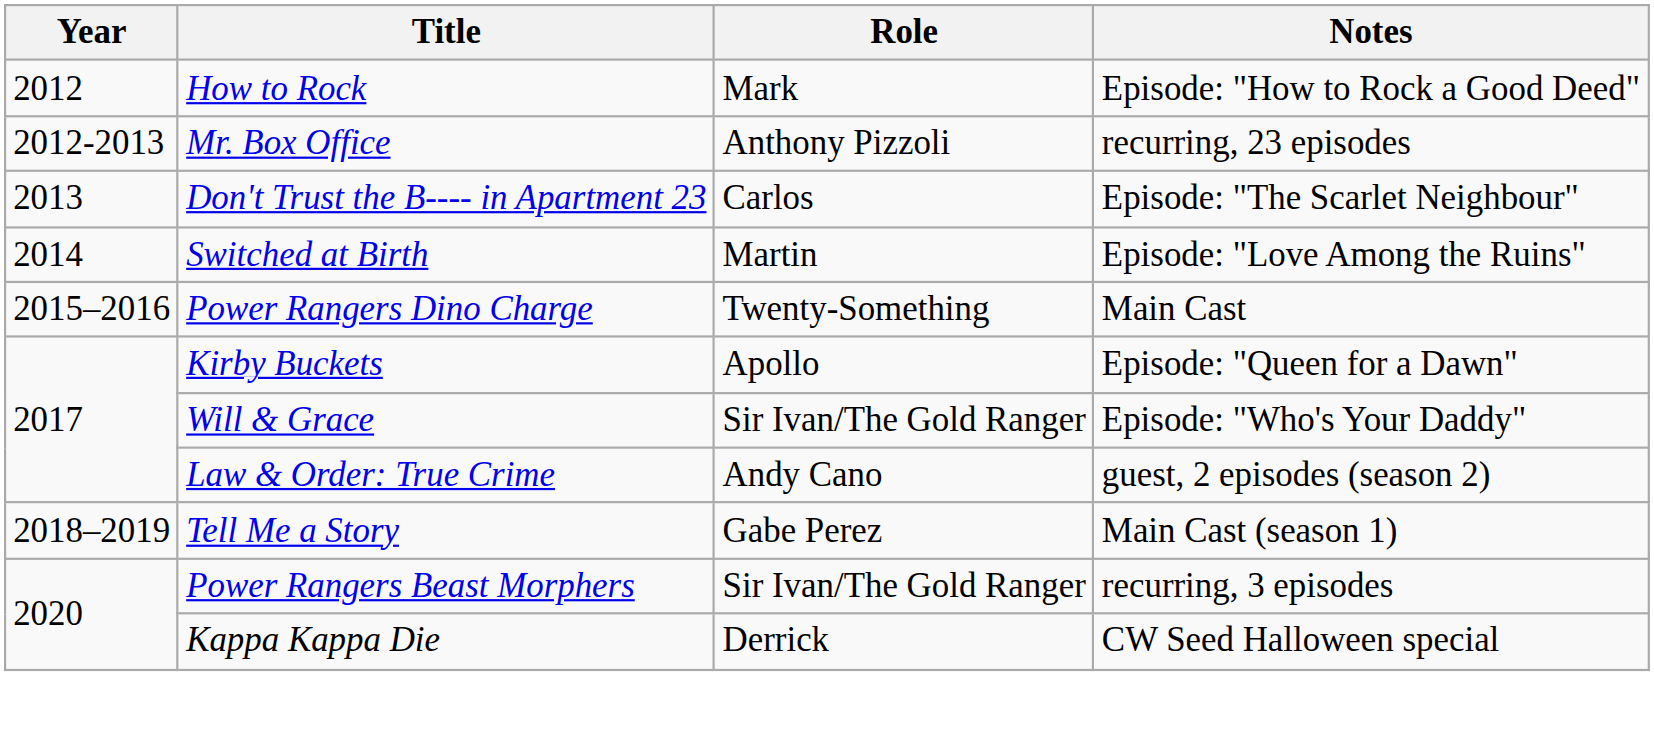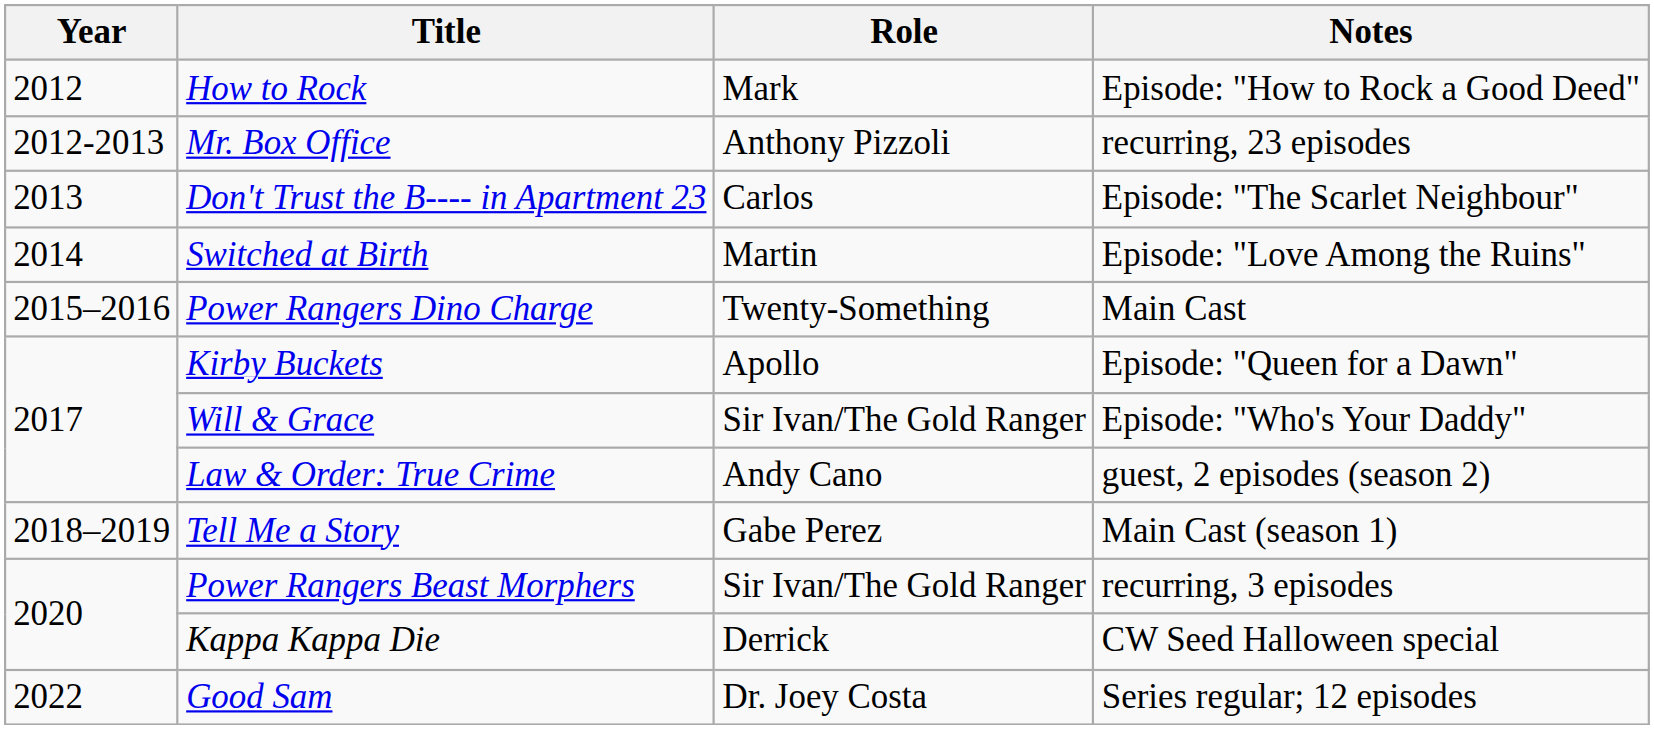+ row: (259, 695)
